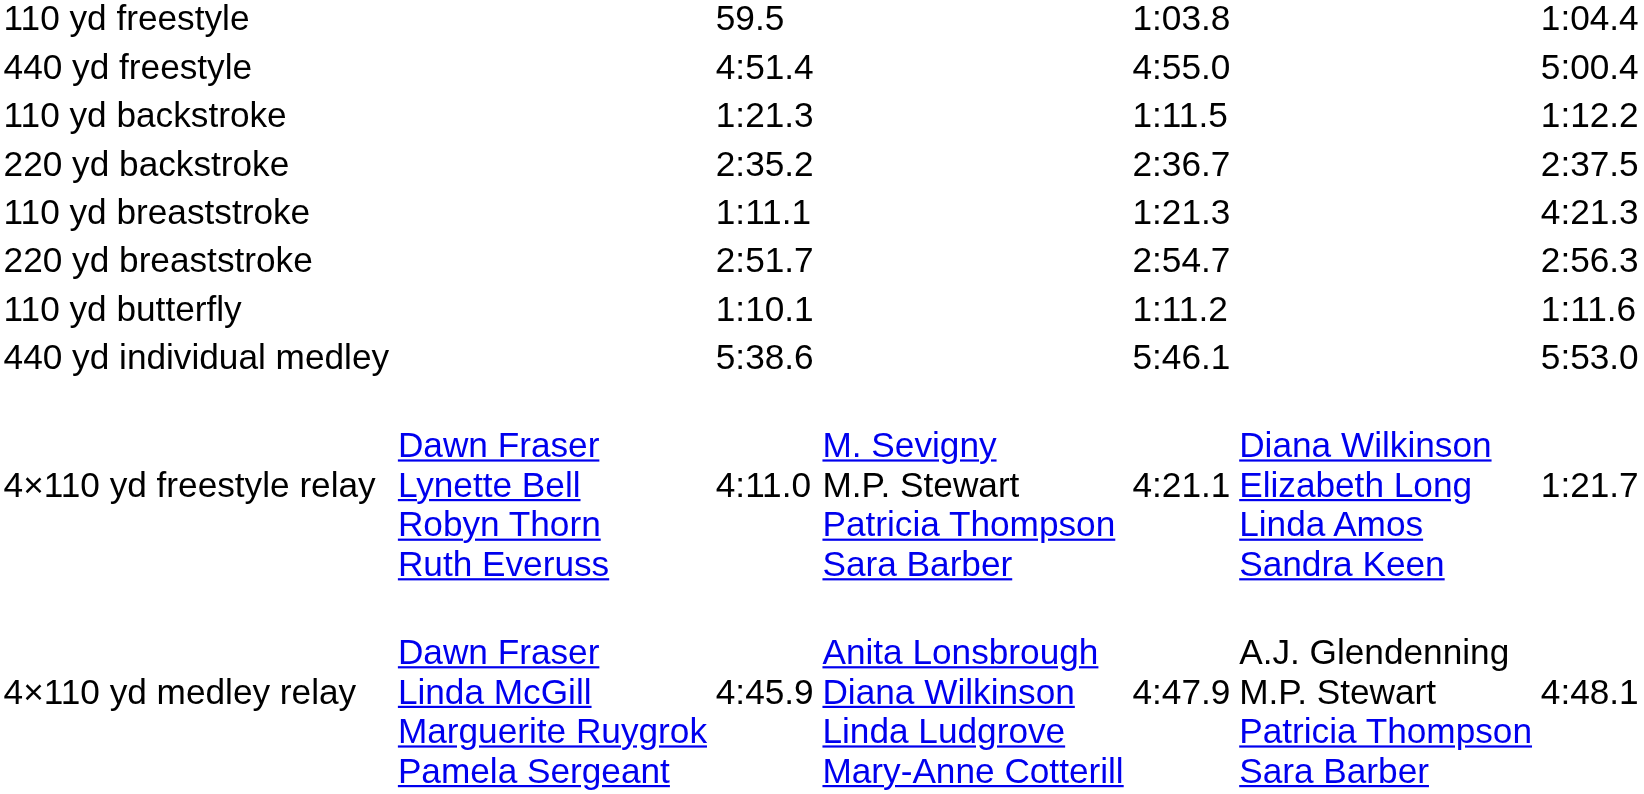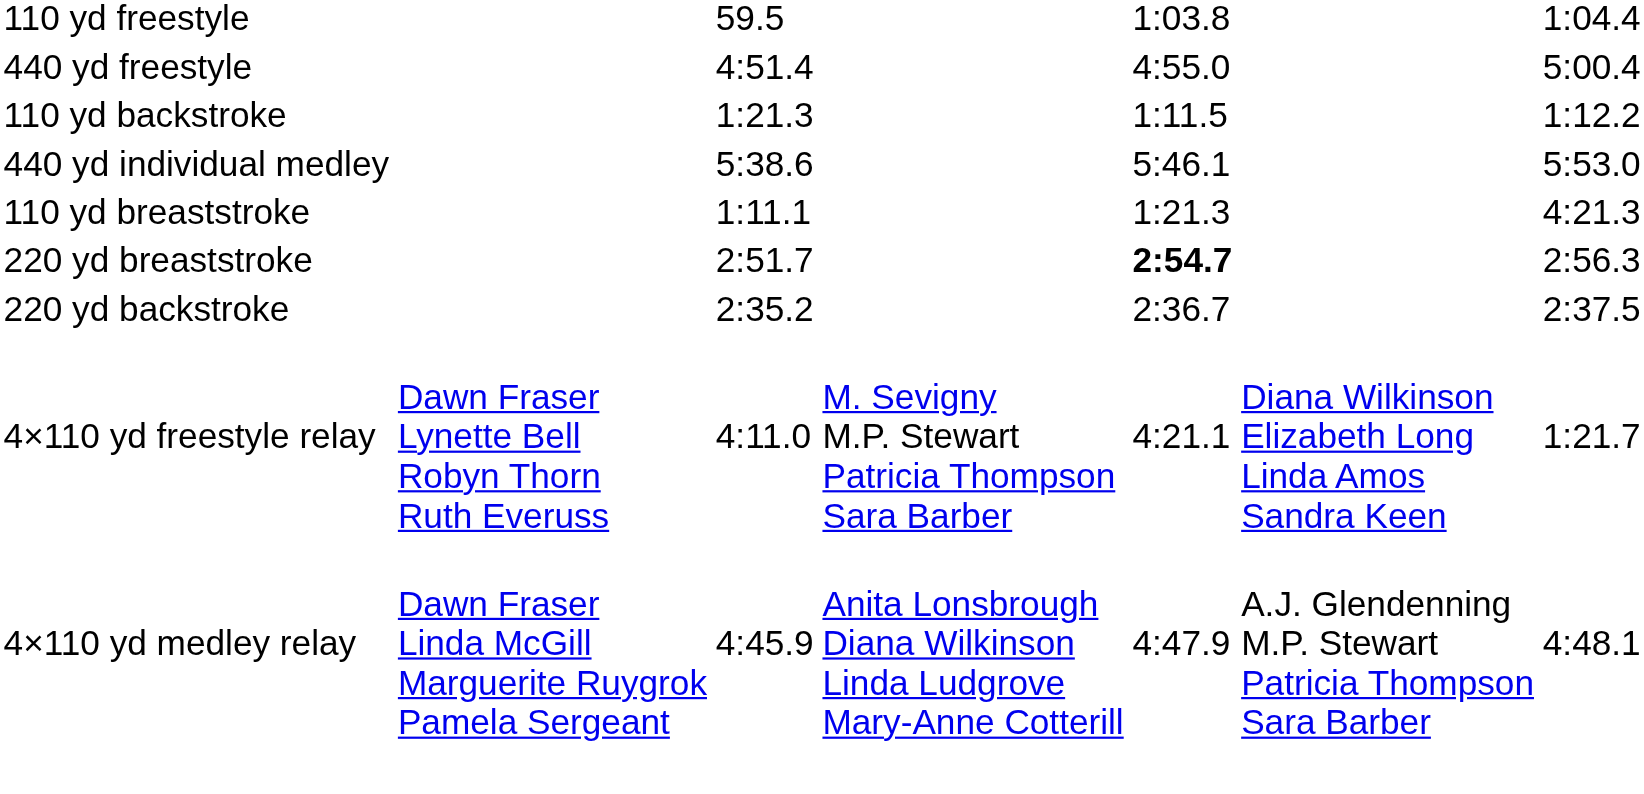rows swapped: (146, 164) <-> (196, 357)
(1181, 260) normal -> (1182, 260) bold
- row: (123, 309)
